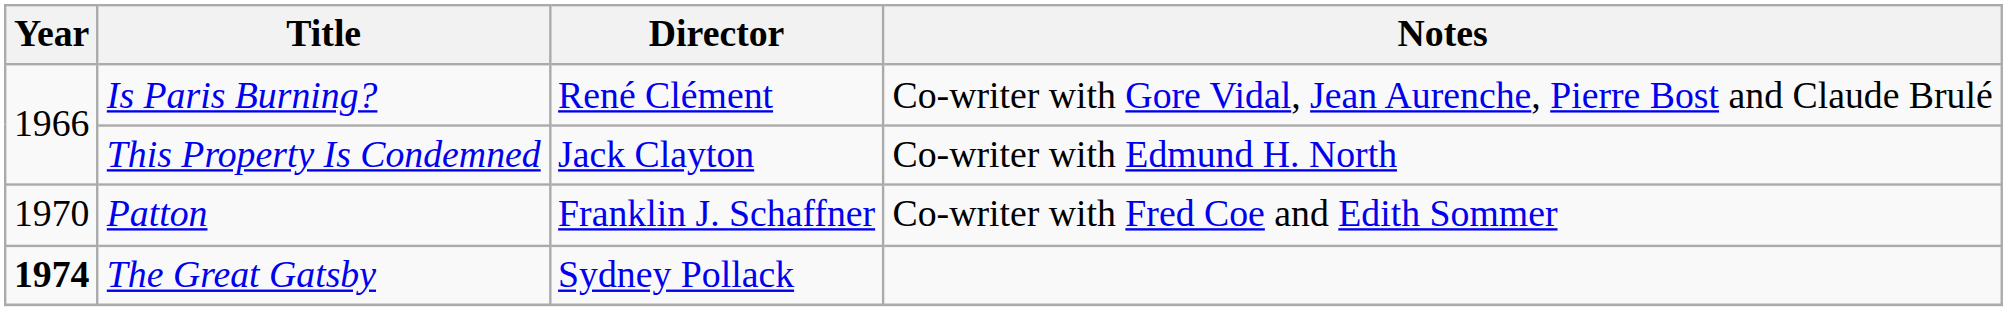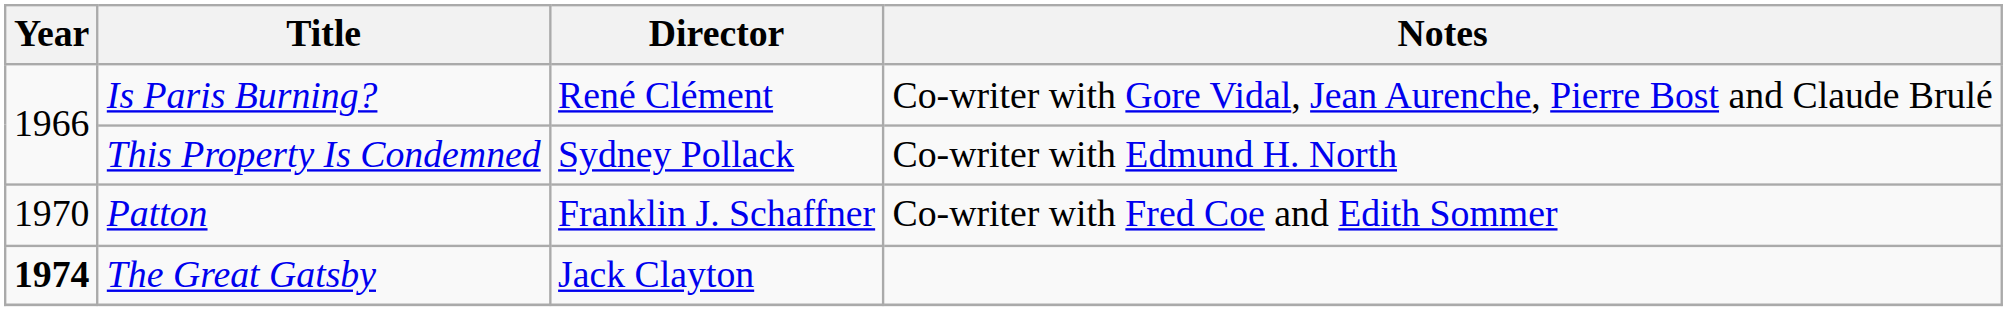(656, 154) Jack Clayton -> (676, 154) Sydney Pollack
(676, 273) Sydney Pollack -> (656, 273) Jack Clayton
